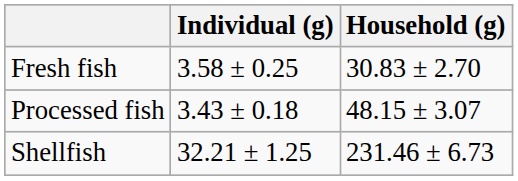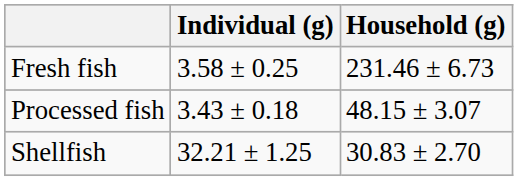(413, 68) 30.83 ± 2.70 -> (420, 68) 231.46 ± 6.73
(420, 152) 231.46 ± 6.73 -> (413, 152) 30.83 ± 2.70
